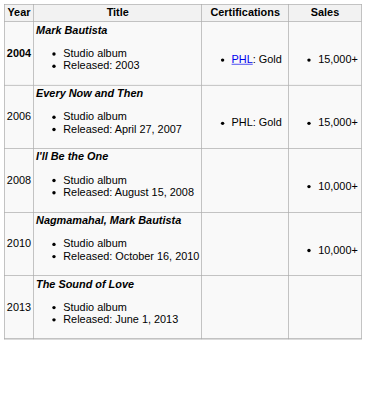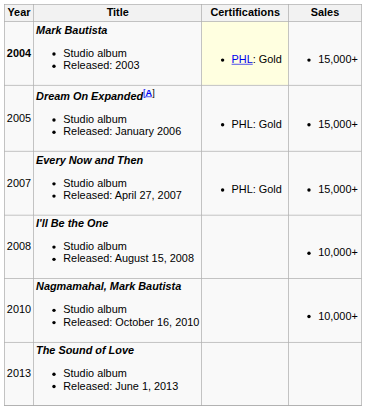(245, 59) no background -> (245, 59) lightyellow background
+ row: (118, 113)
(19, 116) 2006 -> (19, 183) 2007
